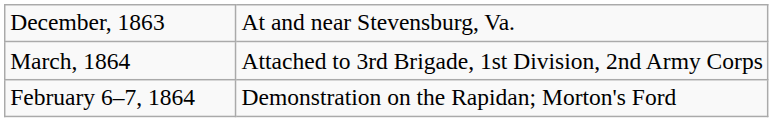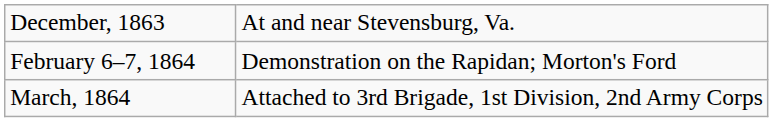rows swapped: (103, 97) <-> (70, 60)
